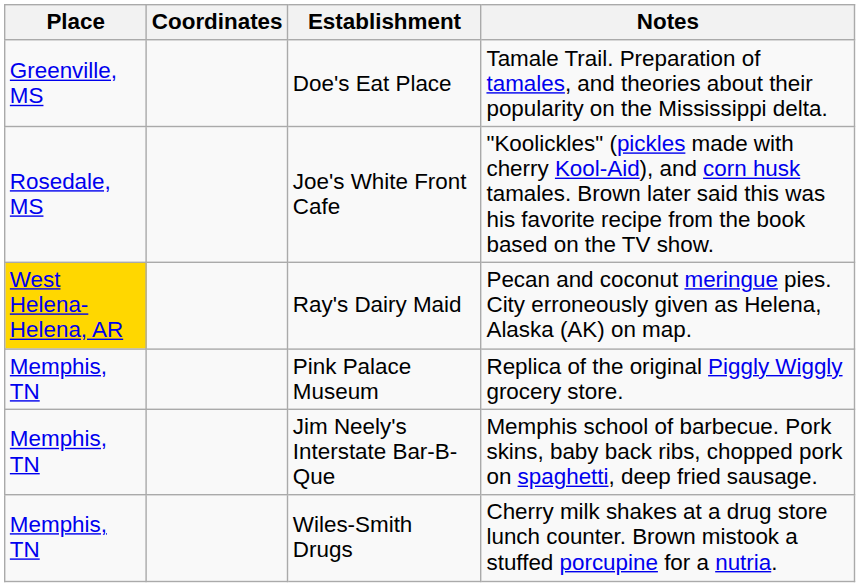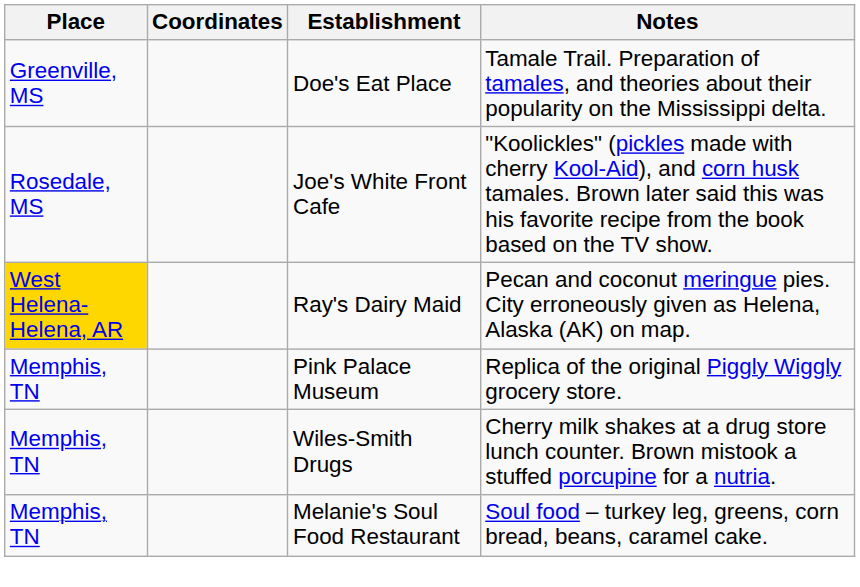- row: (375, 451)
+ row: (376, 525)
